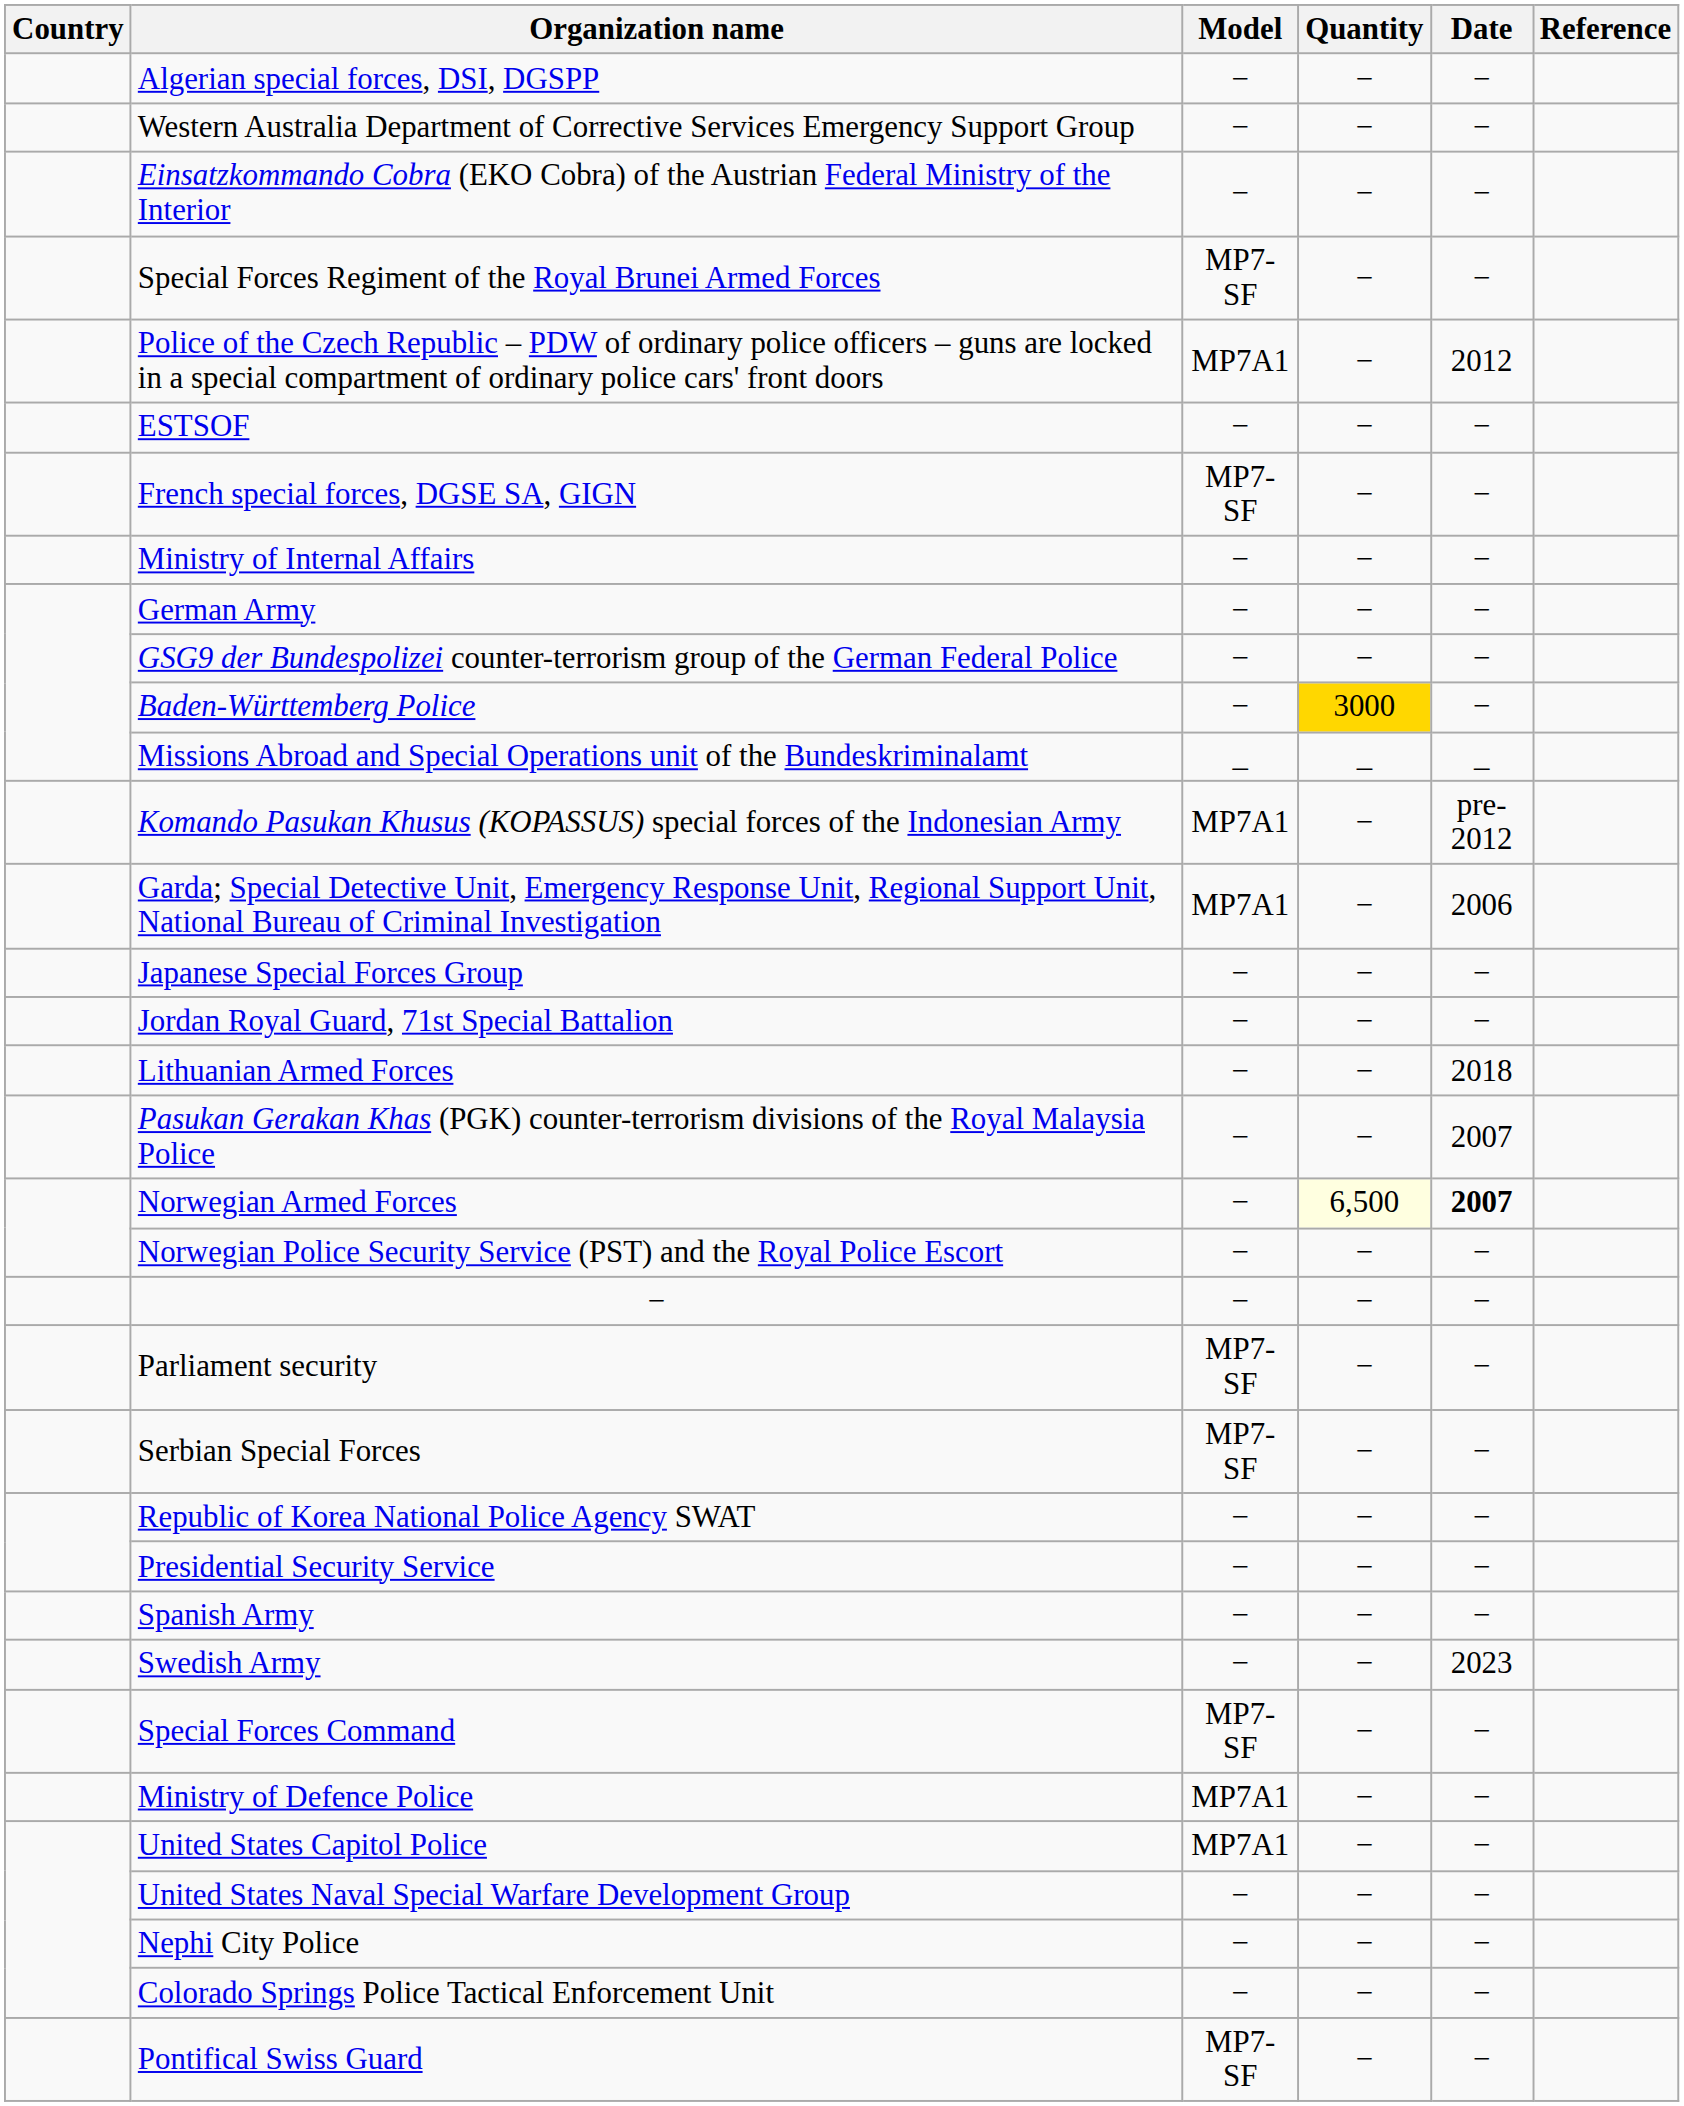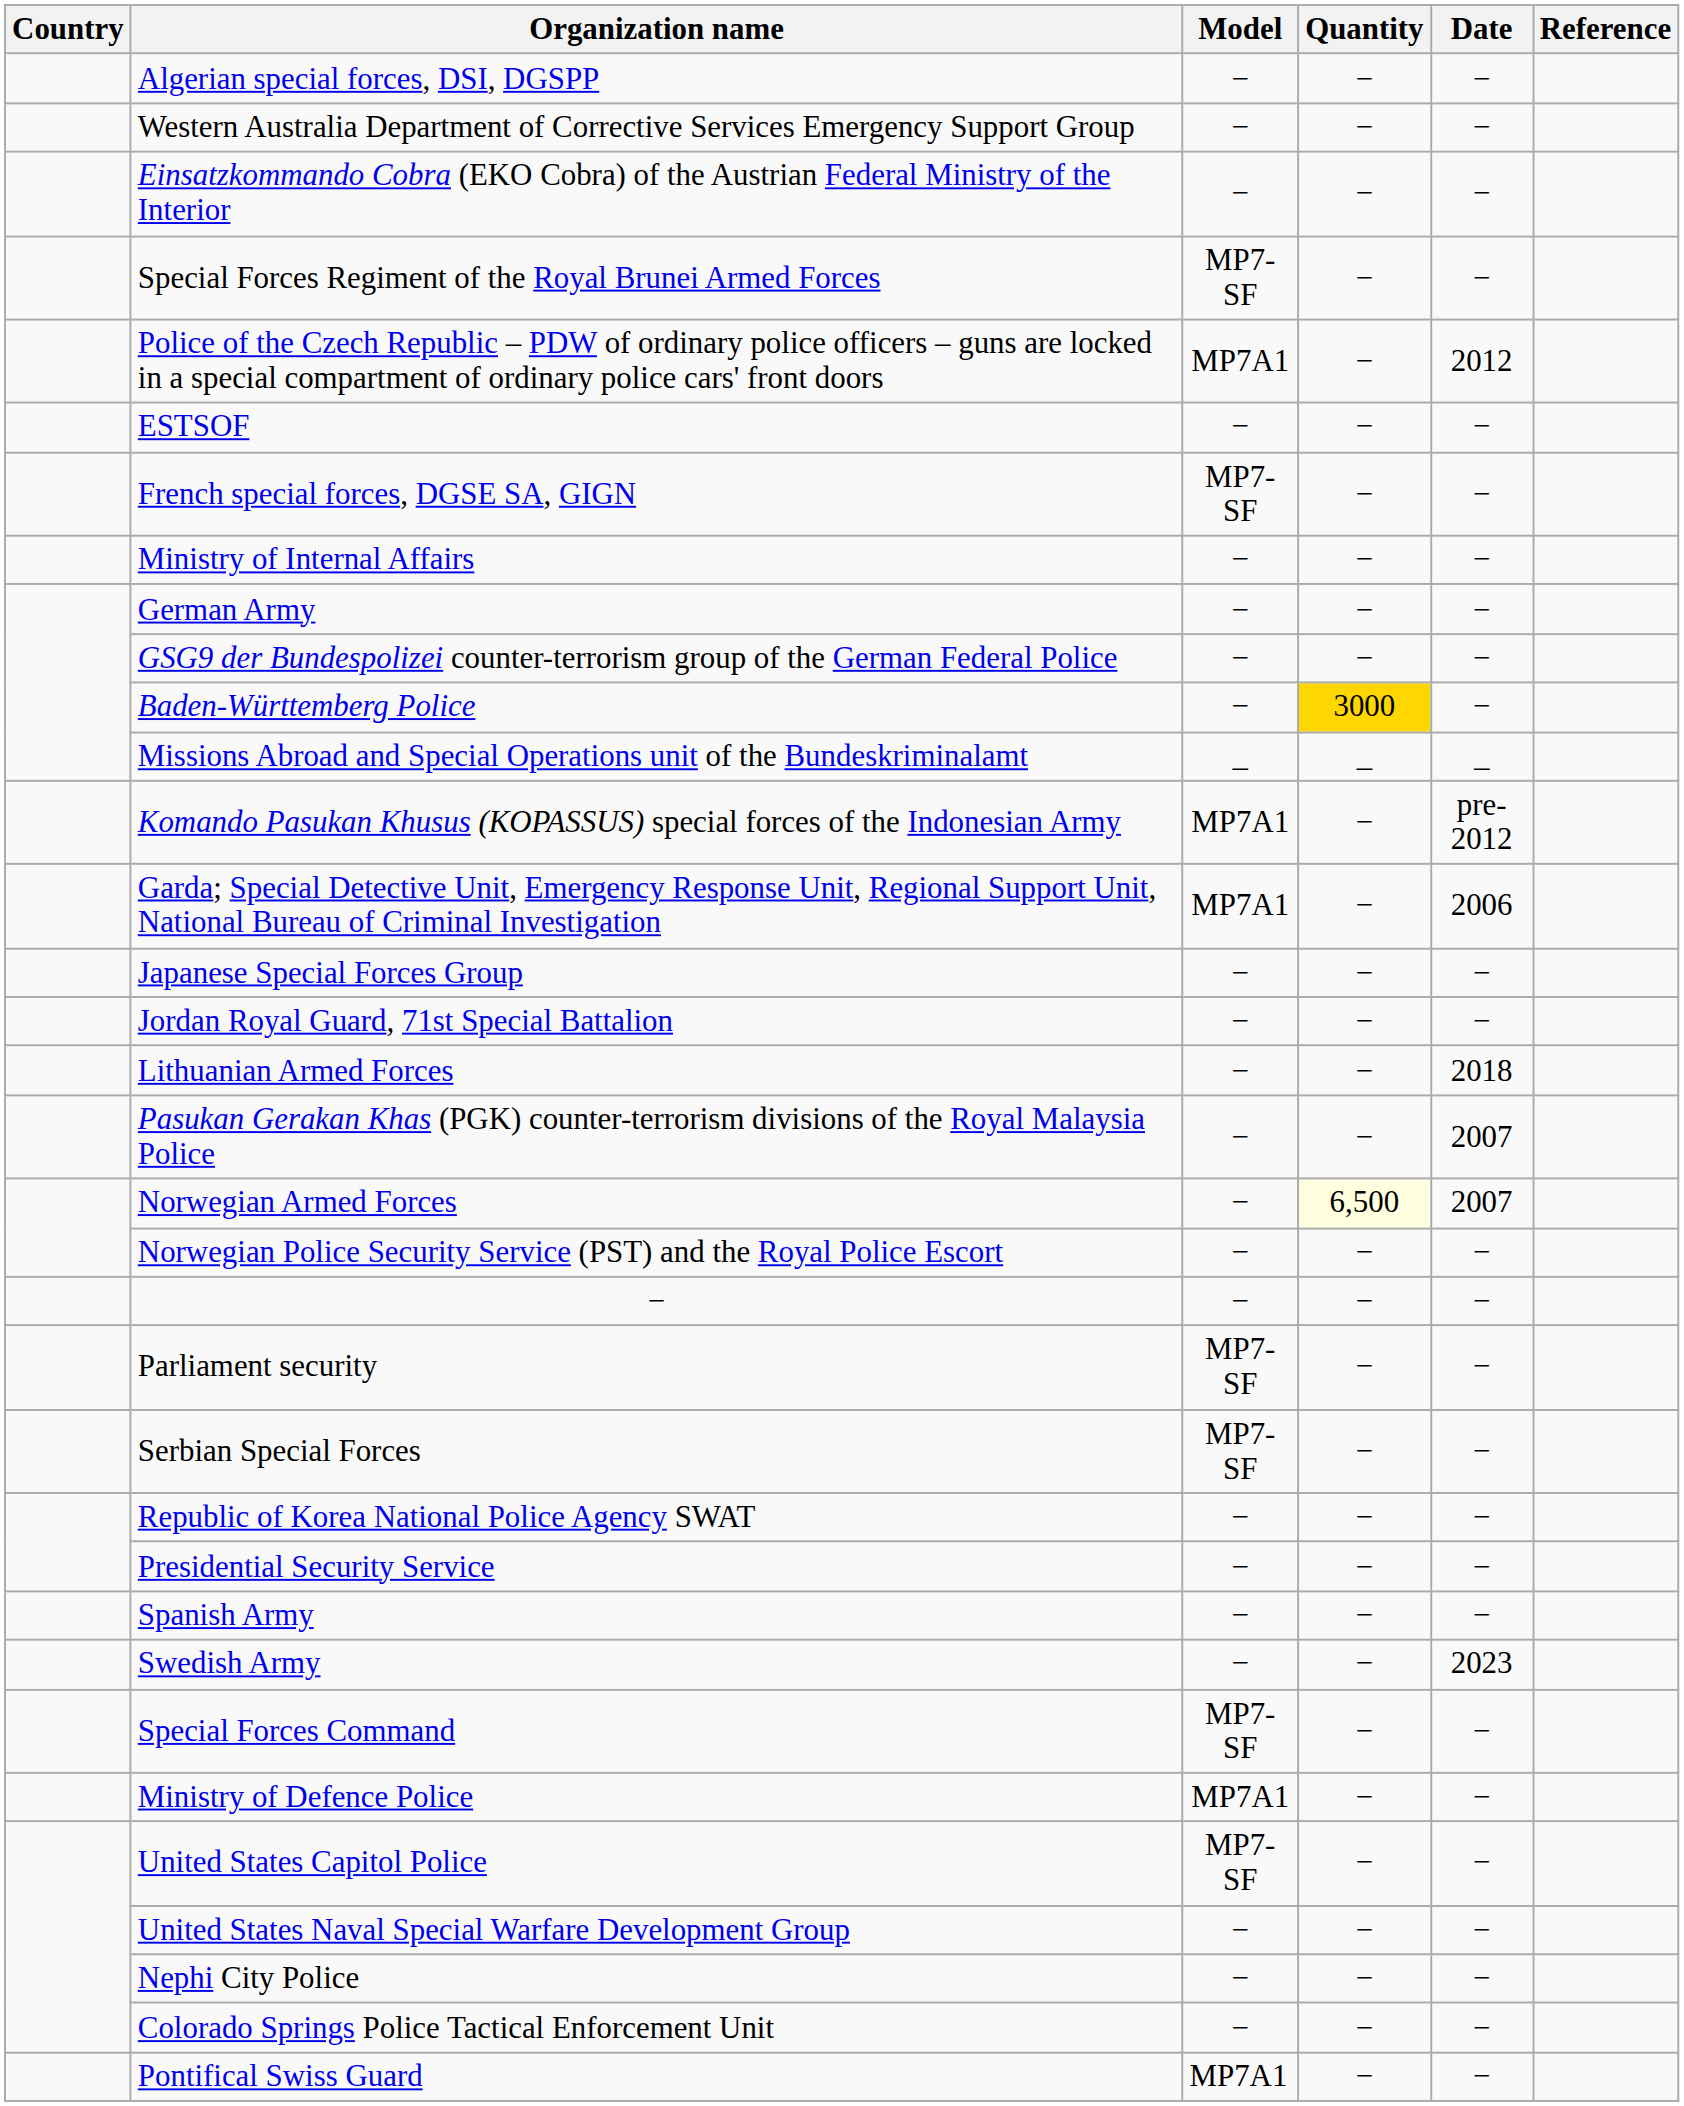(1482, 1202) bold -> (1482, 1202) normal
(1240, 1845) MP7A1 -> (1240, 1862) MP7-SF
(1240, 2058) MP7-SF -> (1238, 2076) MP7A1
